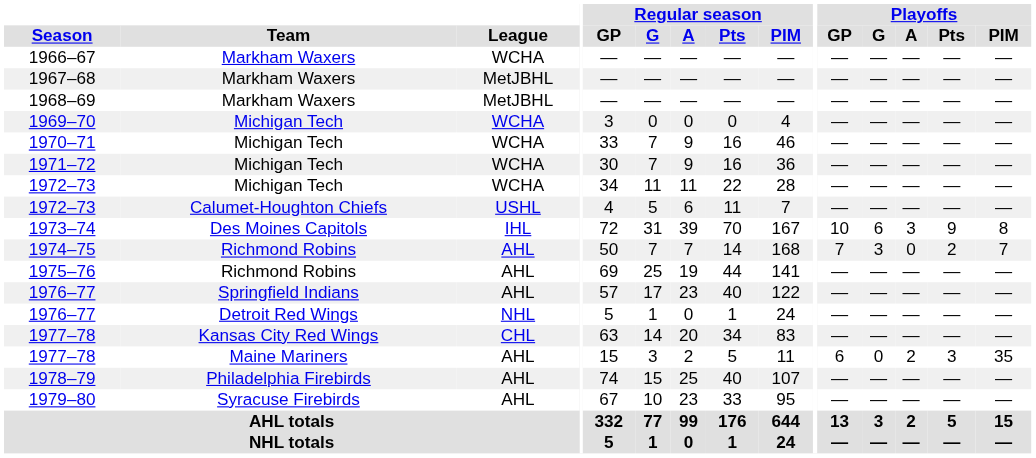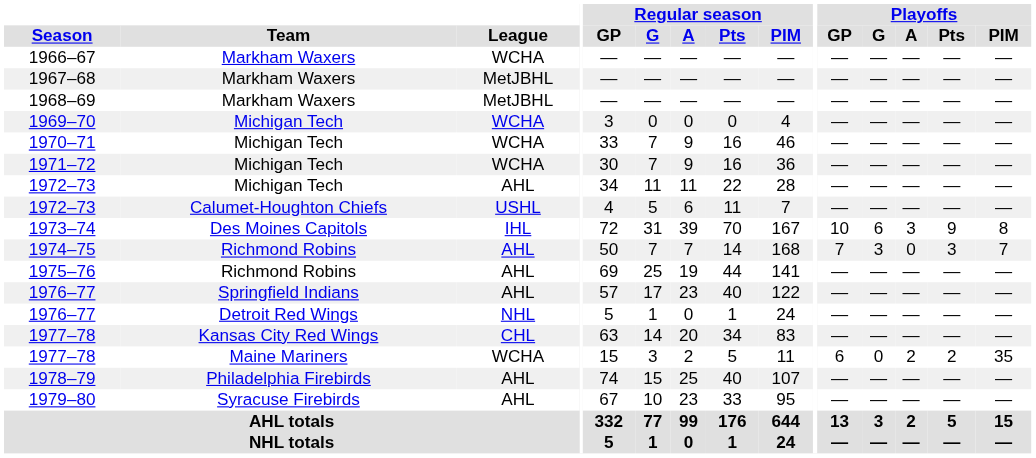(518, 185) WCHA -> (518, 185) AHL
(952, 250) 2 -> (952, 250) 3
(518, 357) AHL -> (518, 357) WCHA
(952, 357) 3 -> (952, 357) 2
